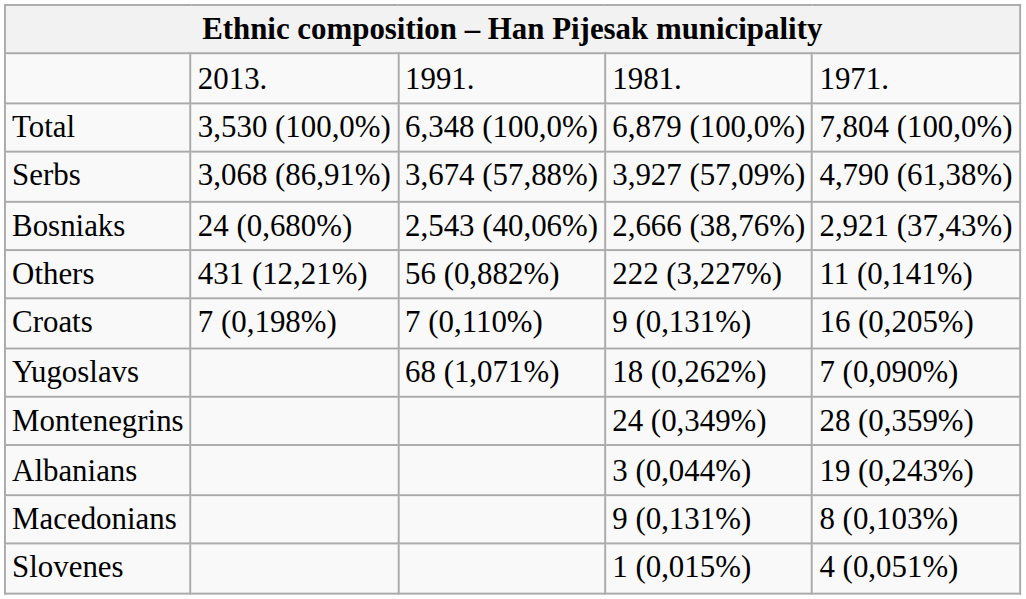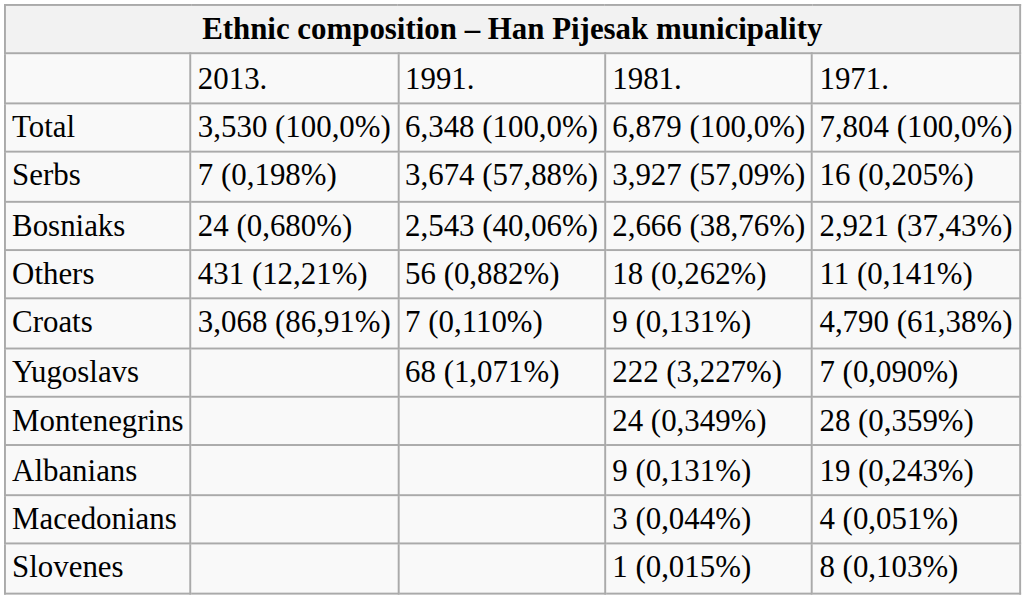(294, 175) 3,068 (86,91%) -> (267, 175) 7 (0,198%)
(916, 175) 4,790 (61,38%) -> (897, 175) 16 (0,205%)
(697, 273) 222 (3,227%) -> (689, 273) 18 (0,262%)
(267, 322) 7 (0,198%) -> (294, 322) 3,068 (86,91%)
(897, 322) 16 (0,205%) -> (916, 322) 4,790 (61,38%)
(689, 371) 18 (0,262%) -> (697, 371) 222 (3,227%)
(682, 469) 3 (0,044%) -> (682, 469) 9 (0,131%)
(682, 518) 9 (0,131%) -> (682, 518) 3 (0,044%)
(889, 518) 8 (0,103%) -> (889, 518) 4 (0,051%)
(889, 567) 4 (0,051%) -> (889, 567) 8 (0,103%)
